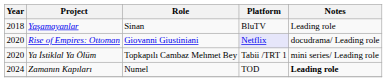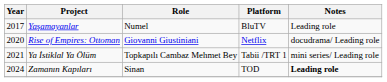(15, 26) 2018 -> (15, 26) 2017
(134, 26) Sinan -> (136, 26) Numel
(254, 40) lavender background -> (254, 40) no background
(15, 55) 2020 -> (15, 55) 2021
(136, 69) Numel -> (134, 69) Sinan
